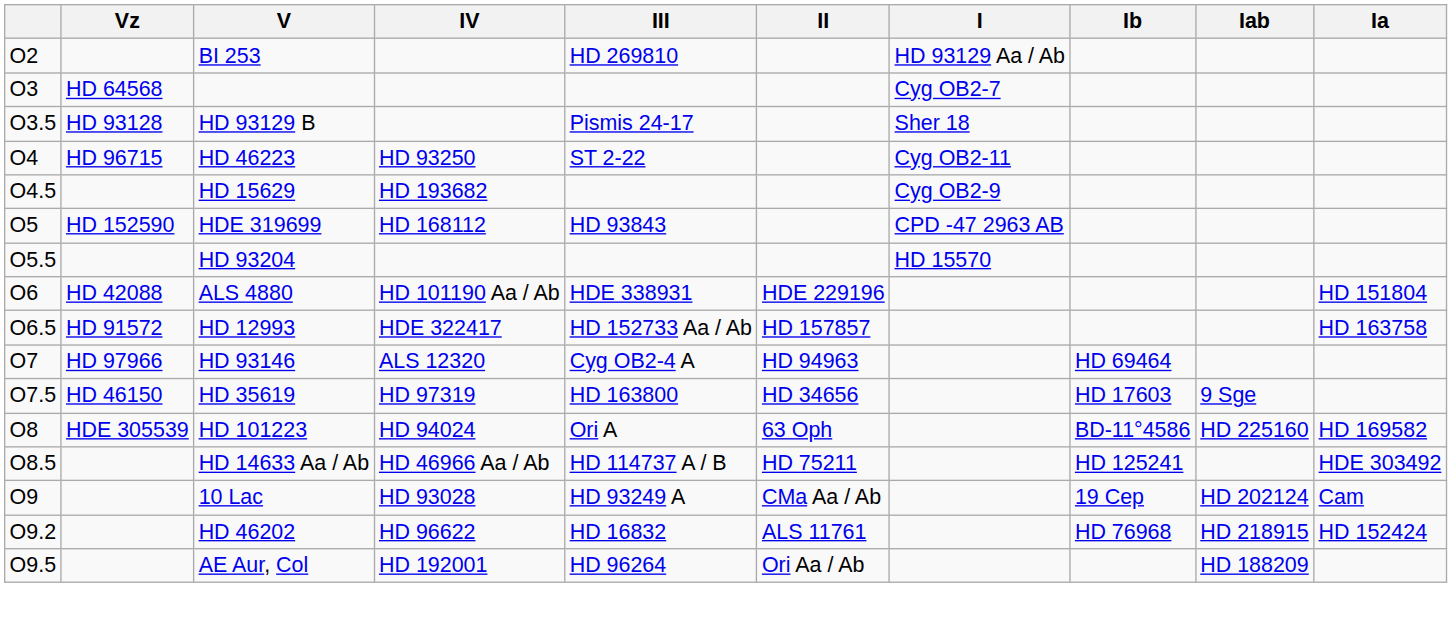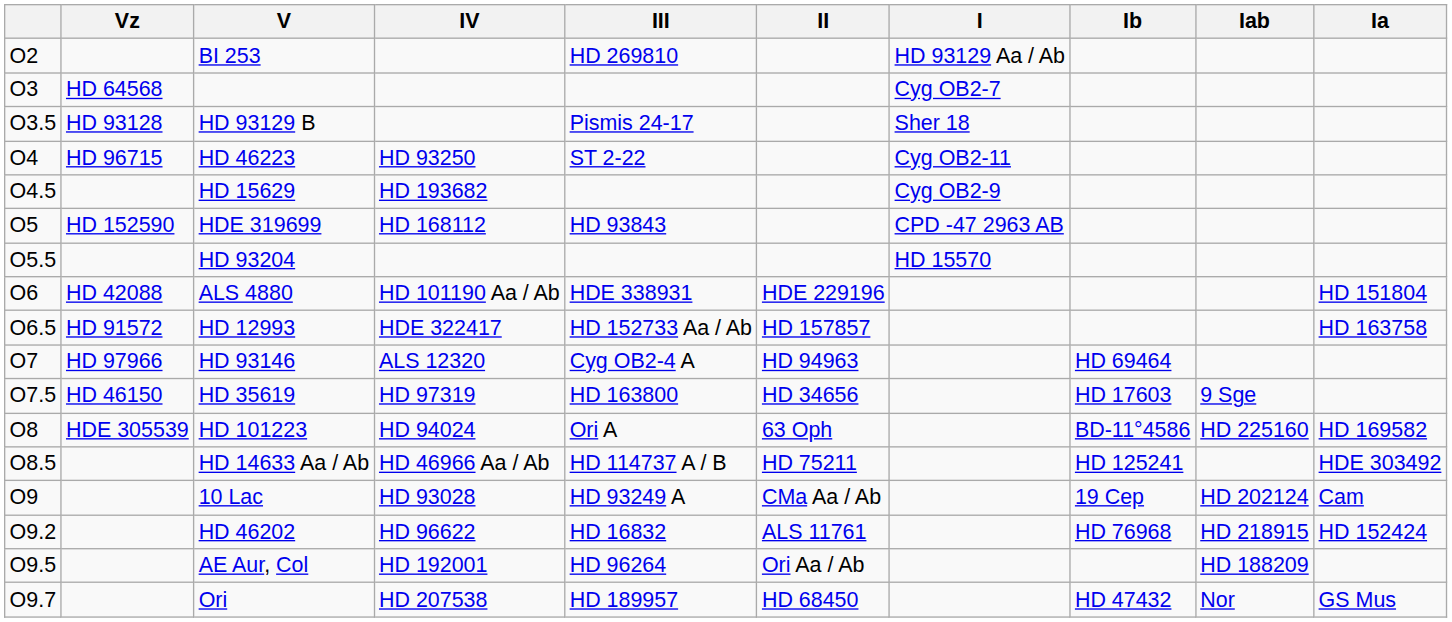+ row: (213, 599)
